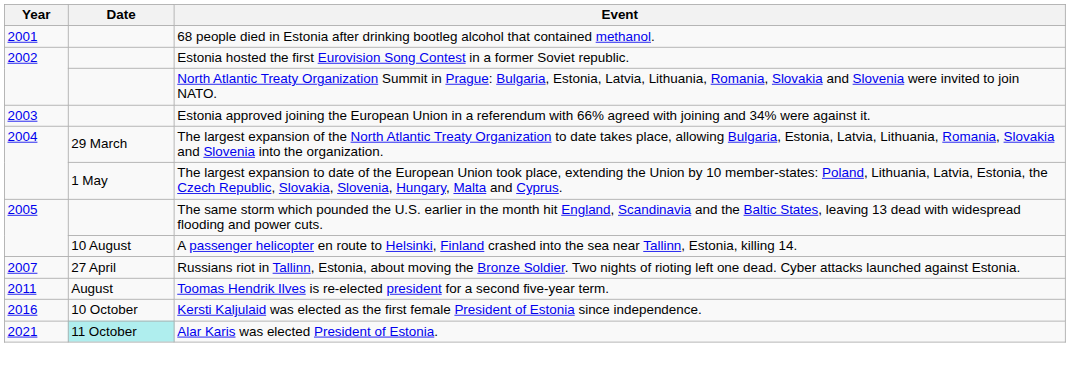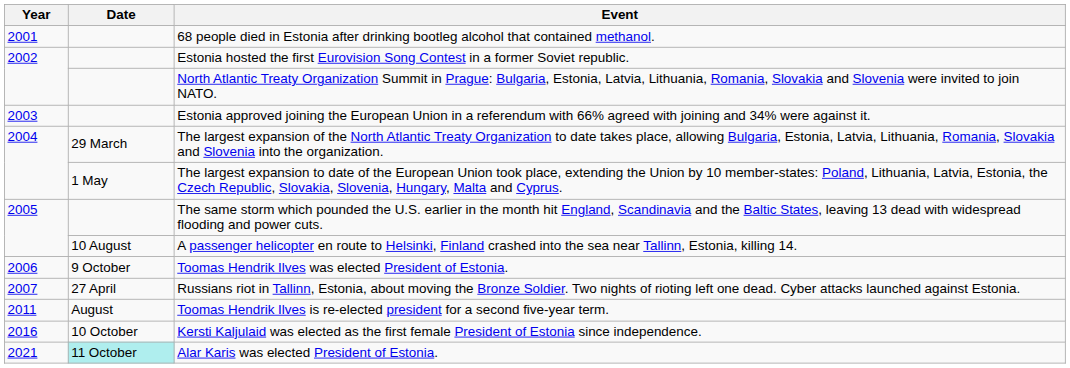+ row: (343, 267)
